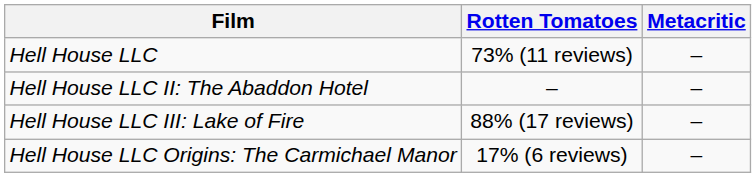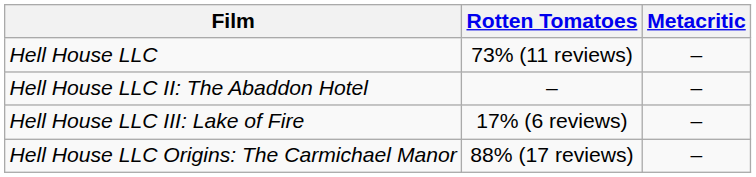(552, 121) 88% (17 reviews) -> (552, 121) 17% (6 reviews)
(552, 155) 17% (6 reviews) -> (552, 155) 88% (17 reviews)
